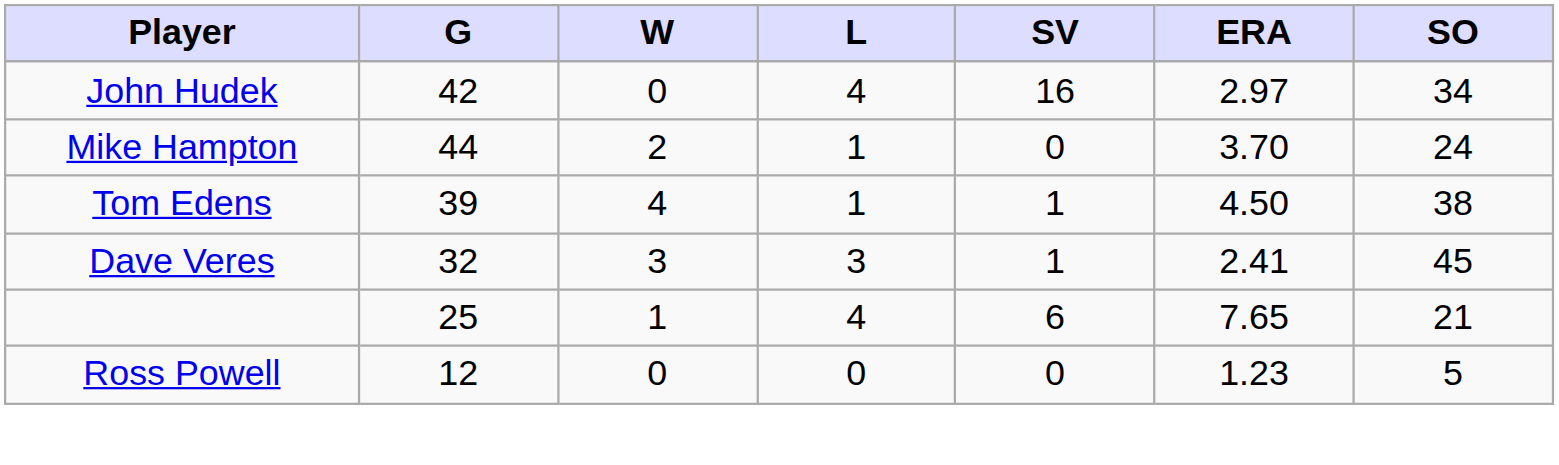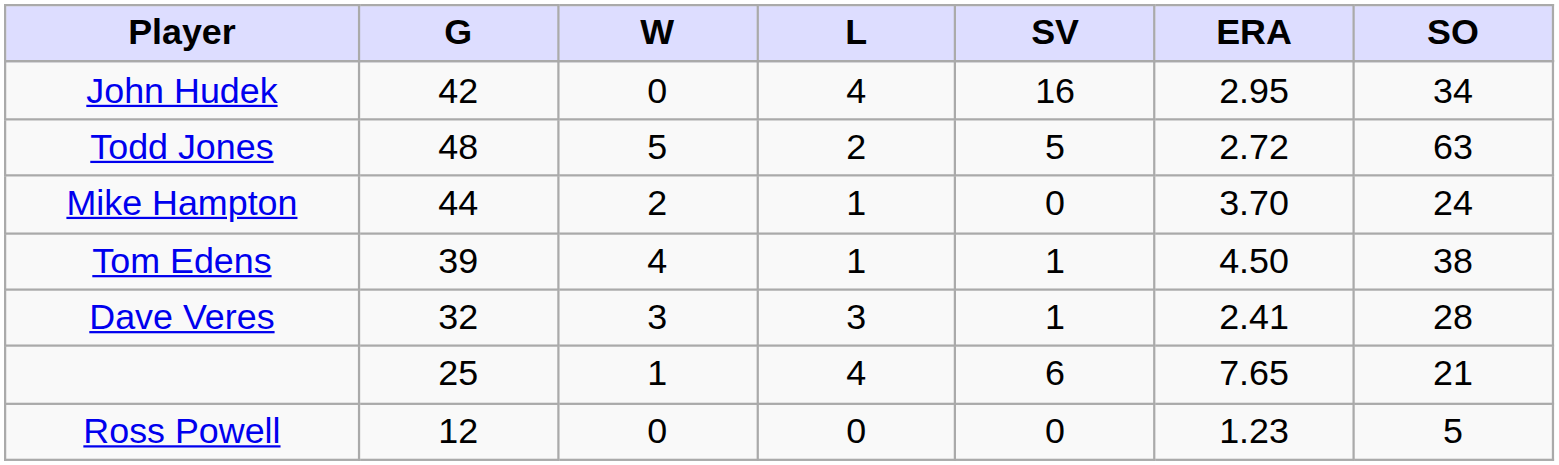(1254, 89) 2.97 -> (1254, 89) 2.95
+ row: (182, 146)
(1453, 260) 45 -> (1453, 317) 28
